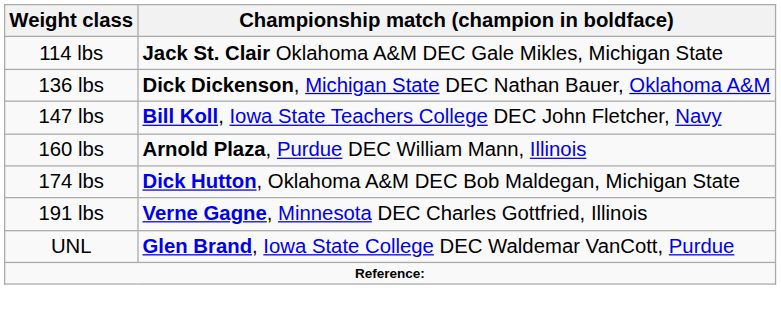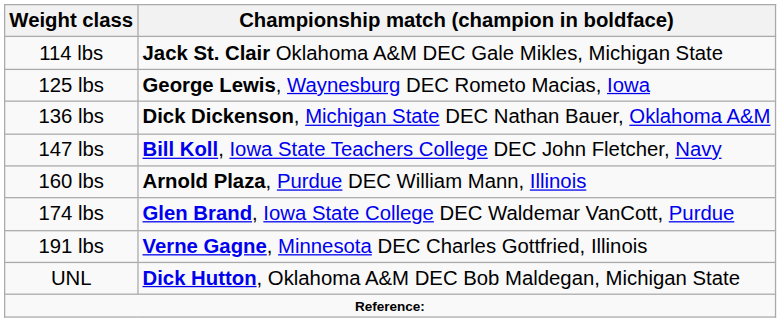+ row: (71, 85)
(441, 181) Dick Hutton, Oklahoma A&M DEC Bob Maldegan, Michigan State -> (438, 213) Glen Brand, Iowa State College DEC Waldemar VanCott, Purdue
(438, 246) Glen Brand, Iowa State College DEC Waldemar VanCott, Purdue -> (441, 278) Dick Hutton, Oklahoma A&M DEC Bob Maldegan, Michigan State
